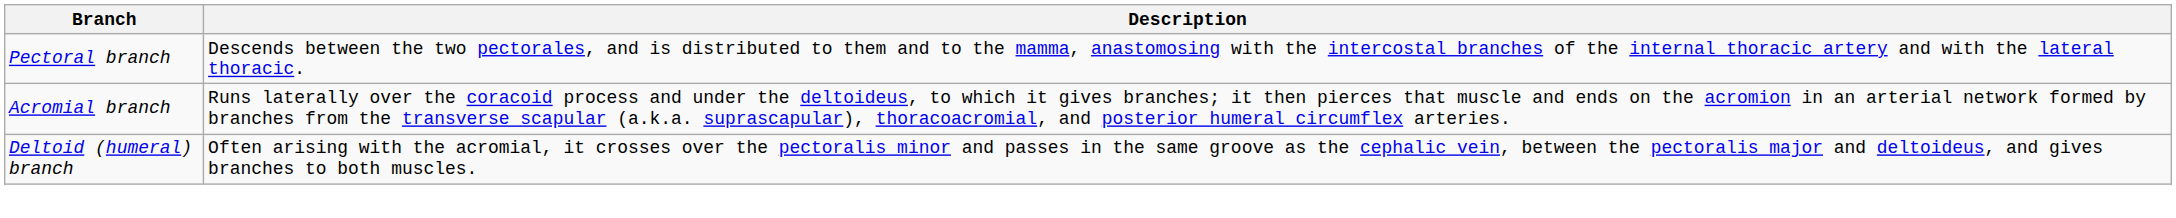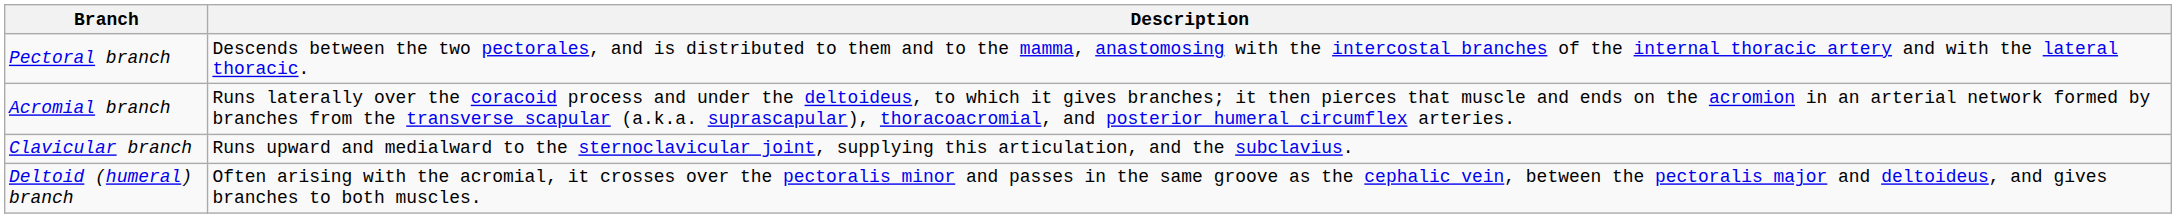+ row: (100, 148)
